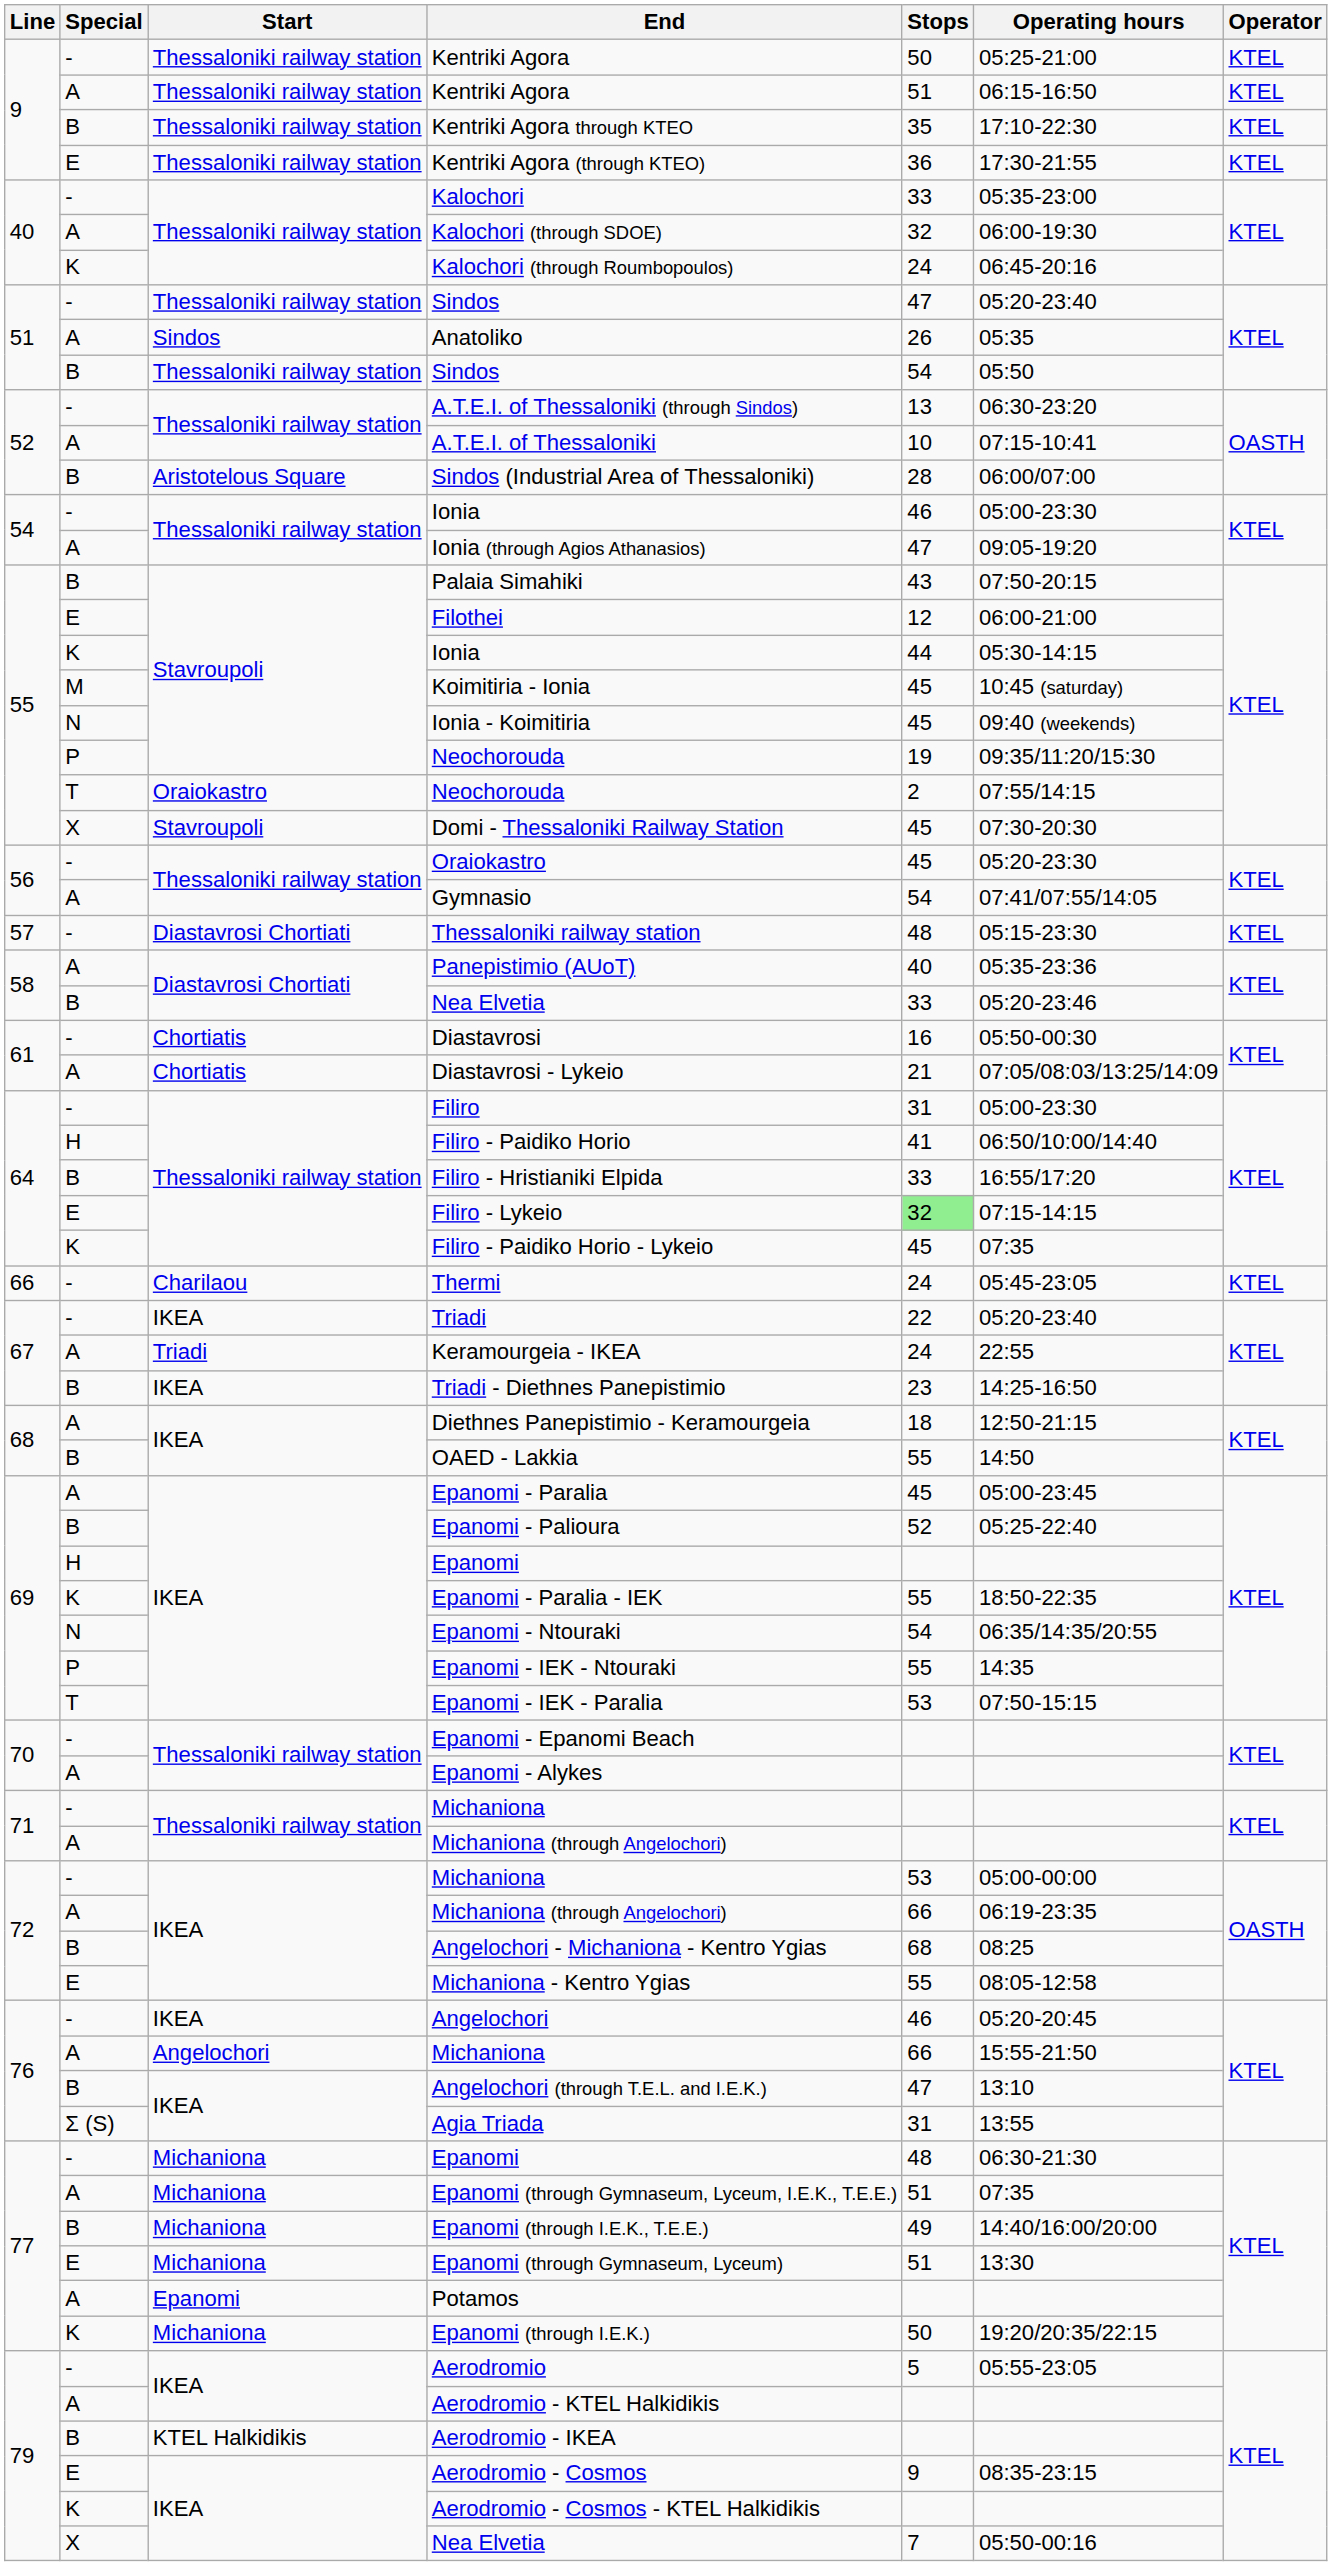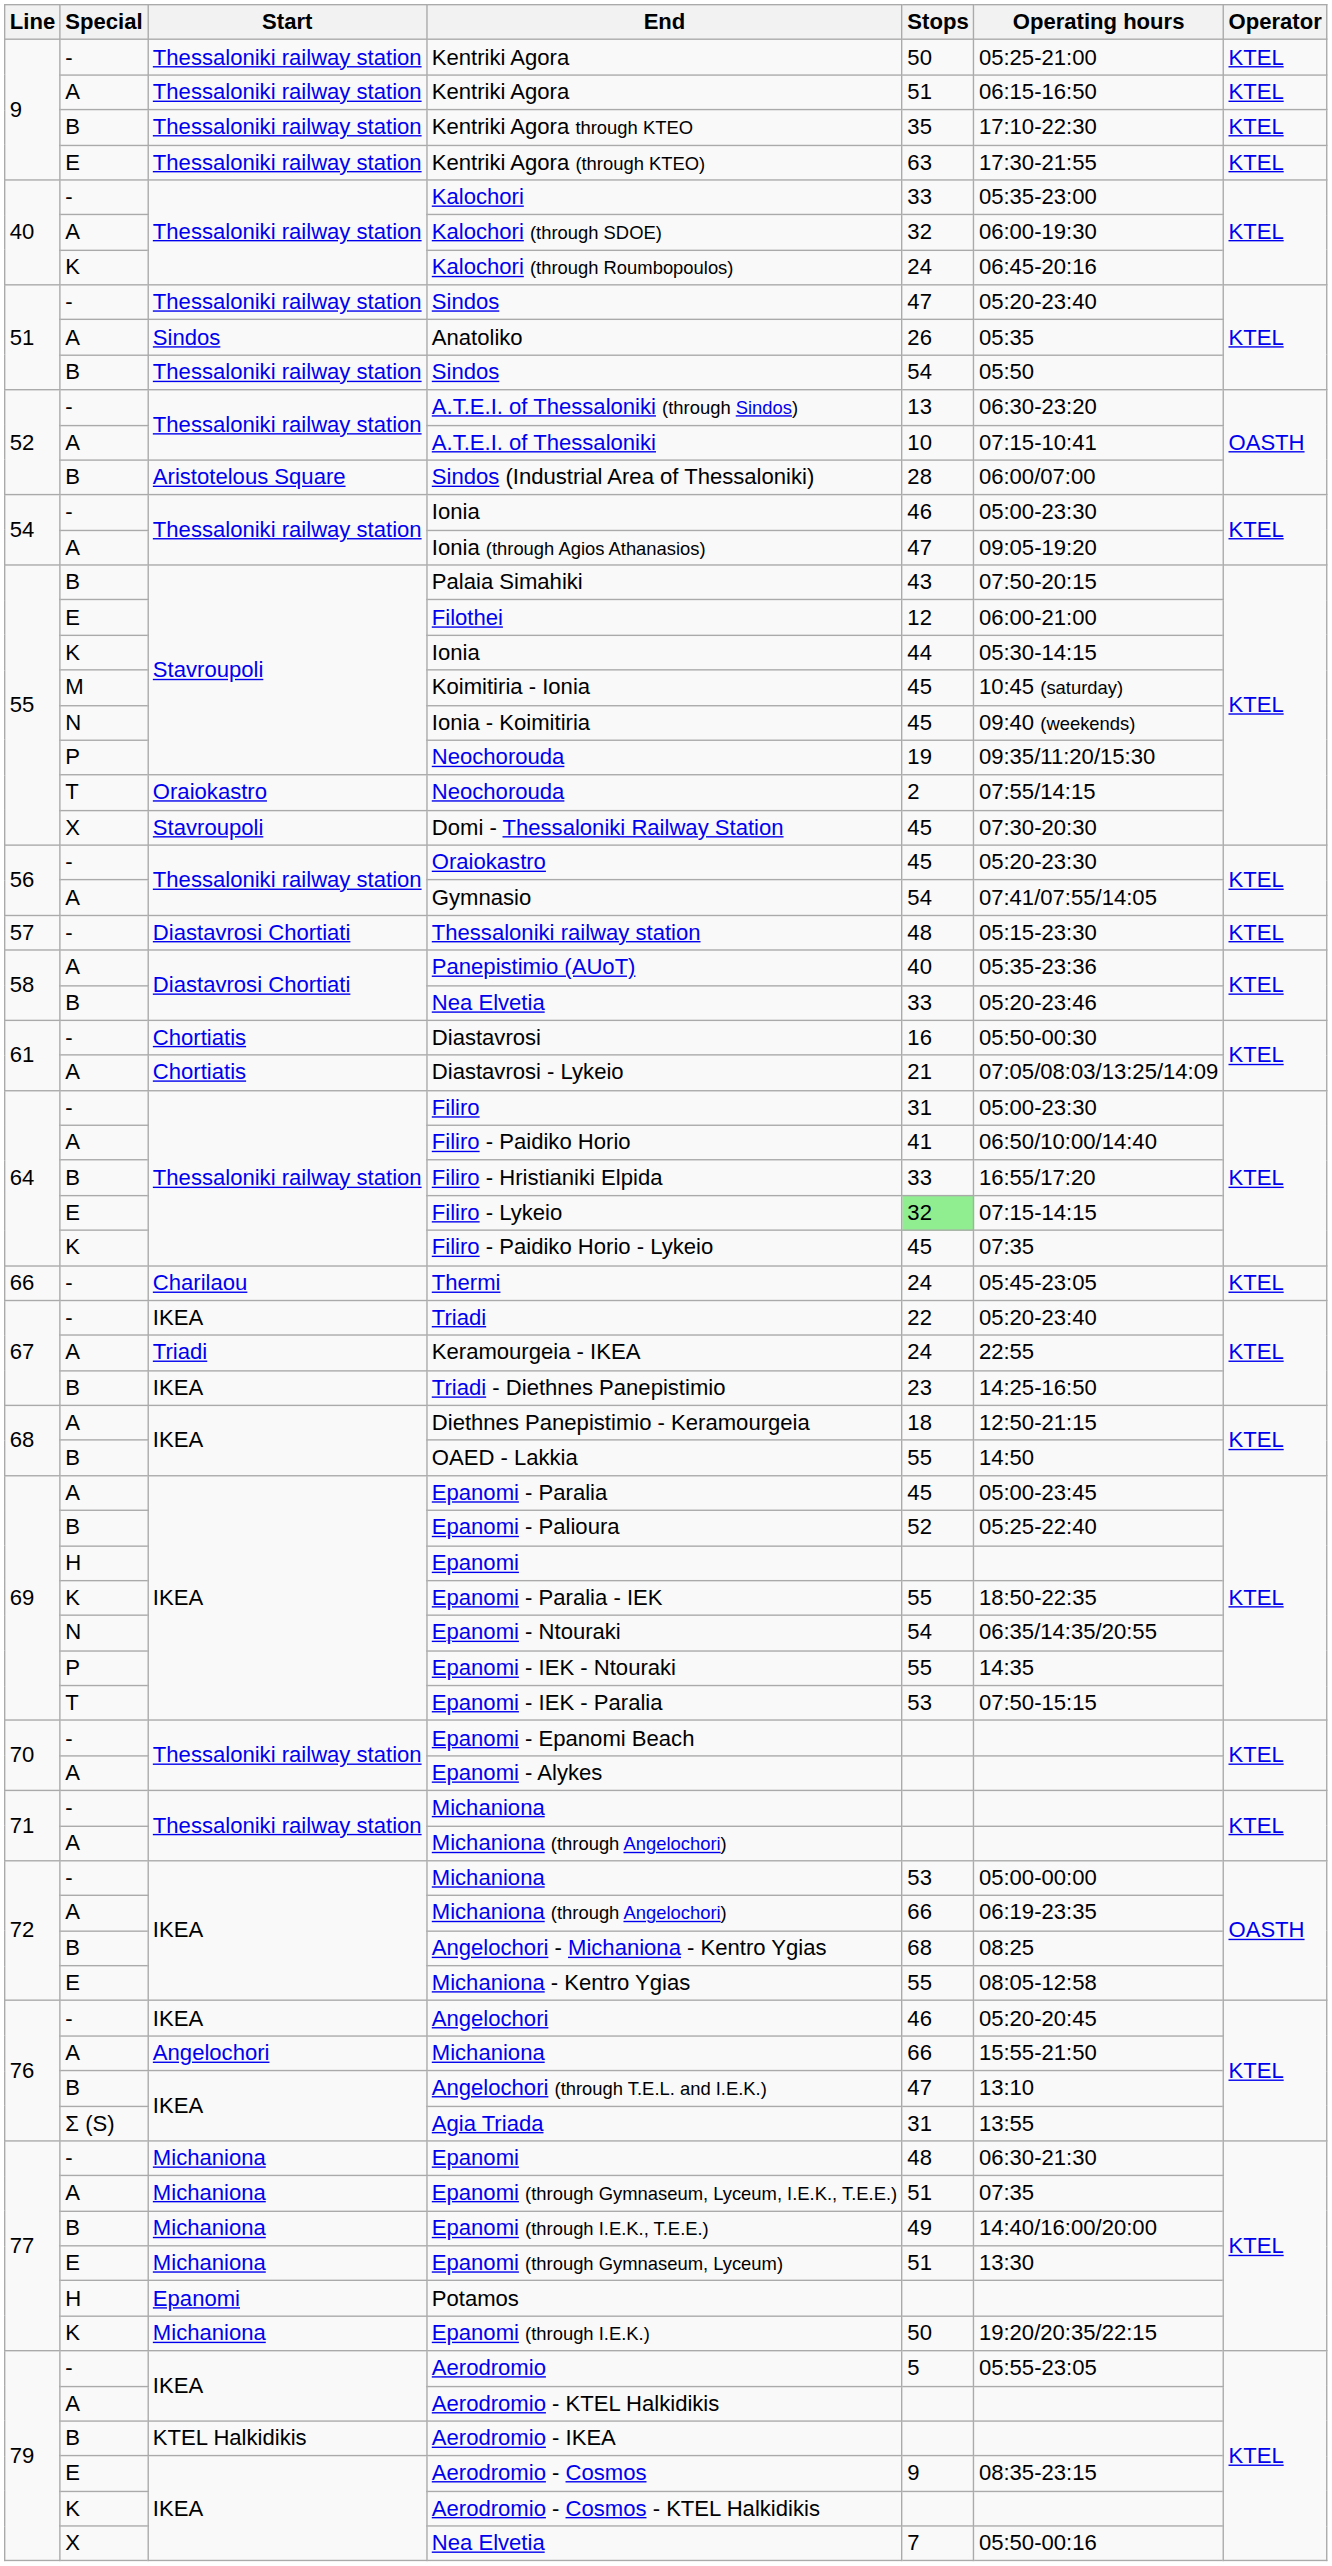(920, 162) 36 -> (920, 162) 63
(73, 1142) H -> (73, 1142) A
(73, 2298) A -> (73, 2298) H
